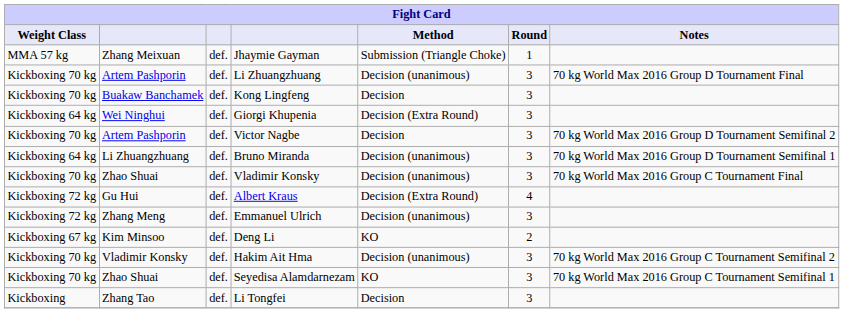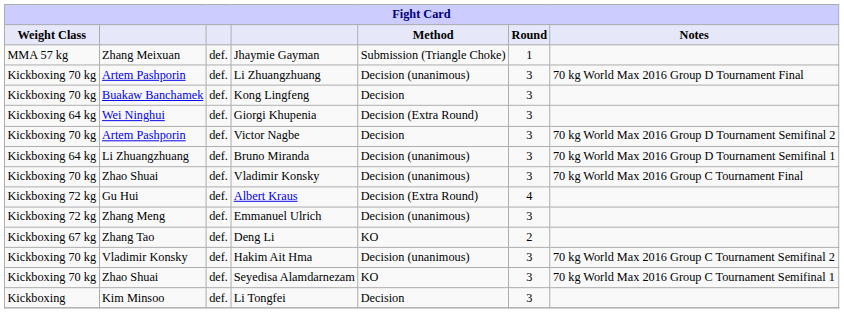(133, 237) Kim Minsoo -> (128, 237) Zhang Tao
(128, 297) Zhang Tao -> (133, 297) Kim Minsoo
